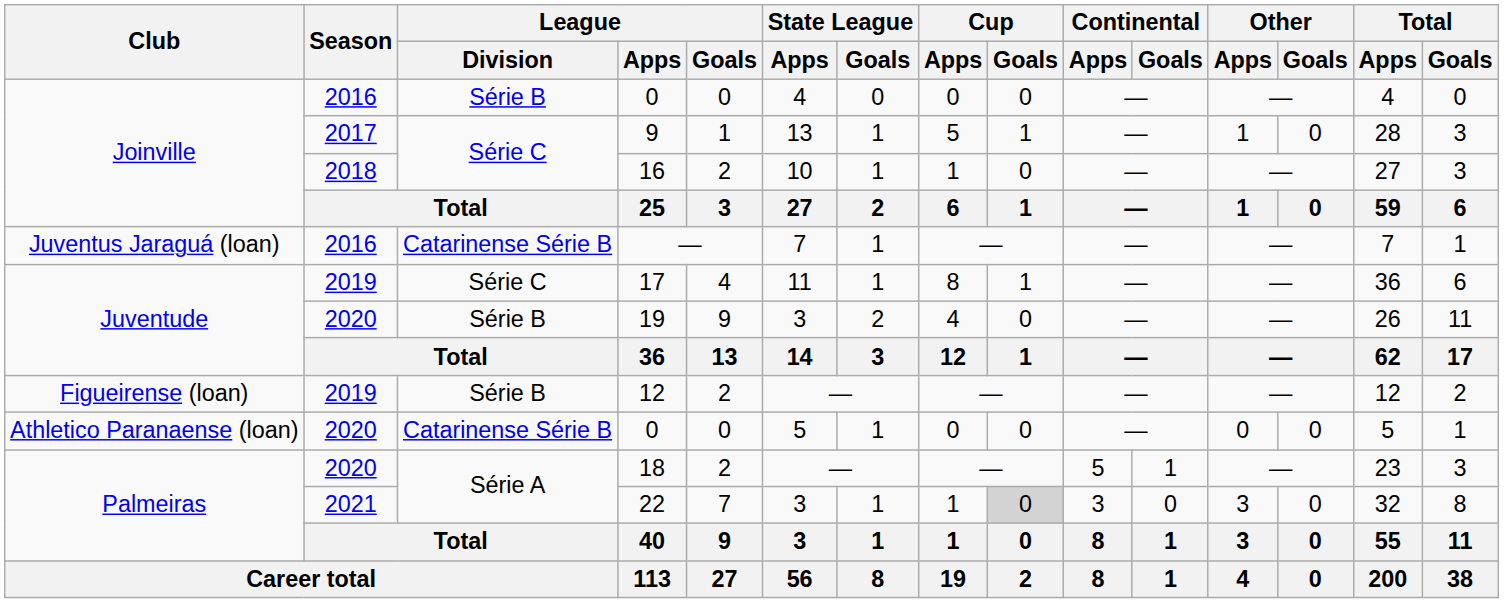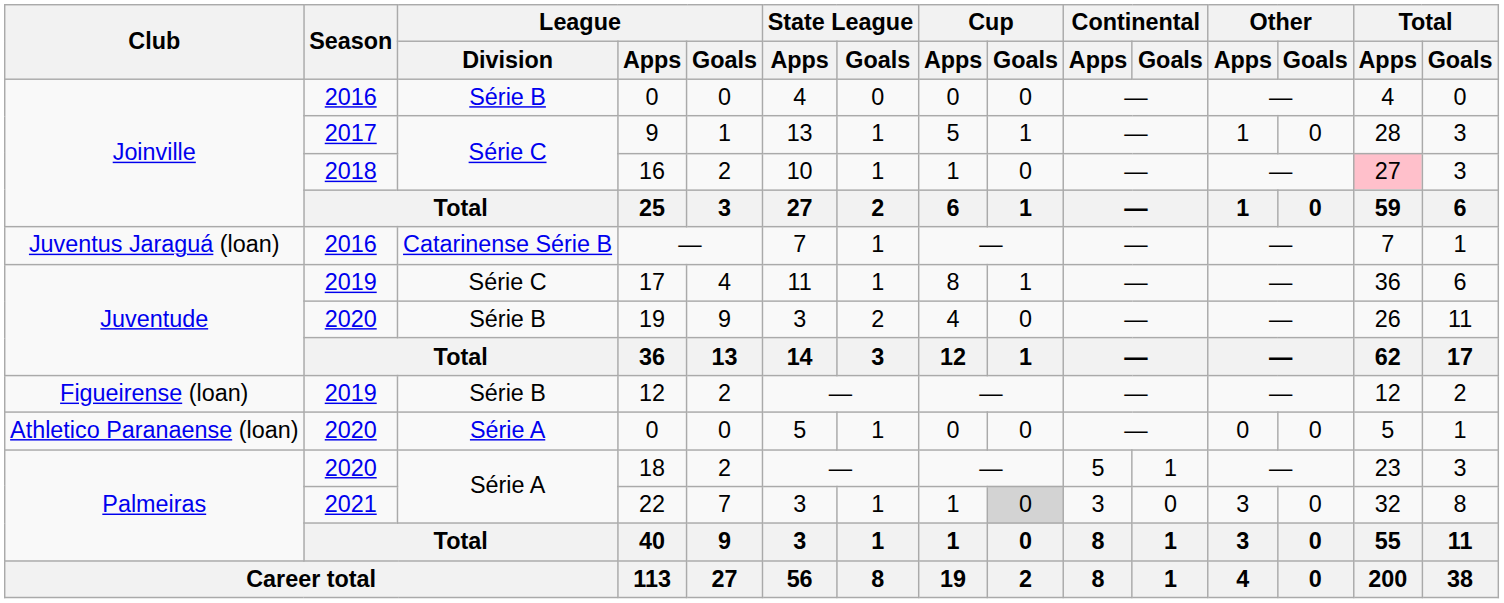(1388, 171) no background -> (1388, 171) pink background
(508, 430) Catarinense Série B -> (508, 430) Série A
